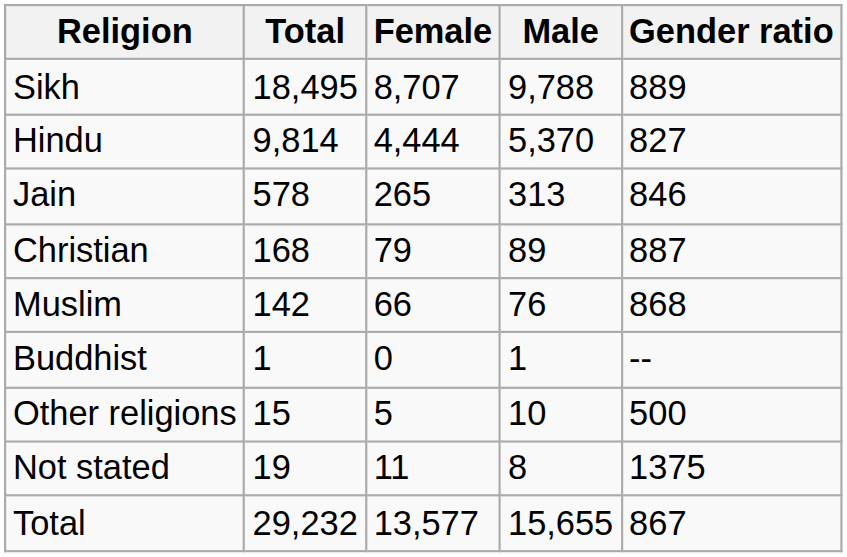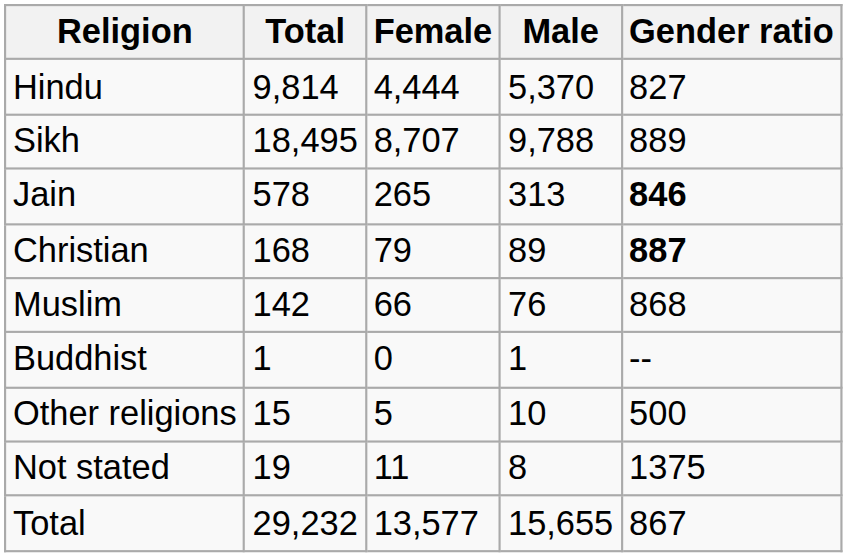rows swapped: (46, 86) <-> (58, 140)
(658, 195) normal -> (658, 195) bold
(658, 250) normal -> (658, 250) bold
